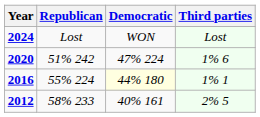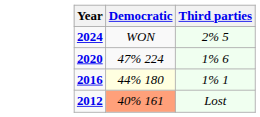- column: (71, 16)
(215, 37) Lost -> (215, 37) 2% 5
(141, 101) no background -> (141, 101) lightsalmon background
(215, 101) 2% 5 -> (215, 101) Lost
